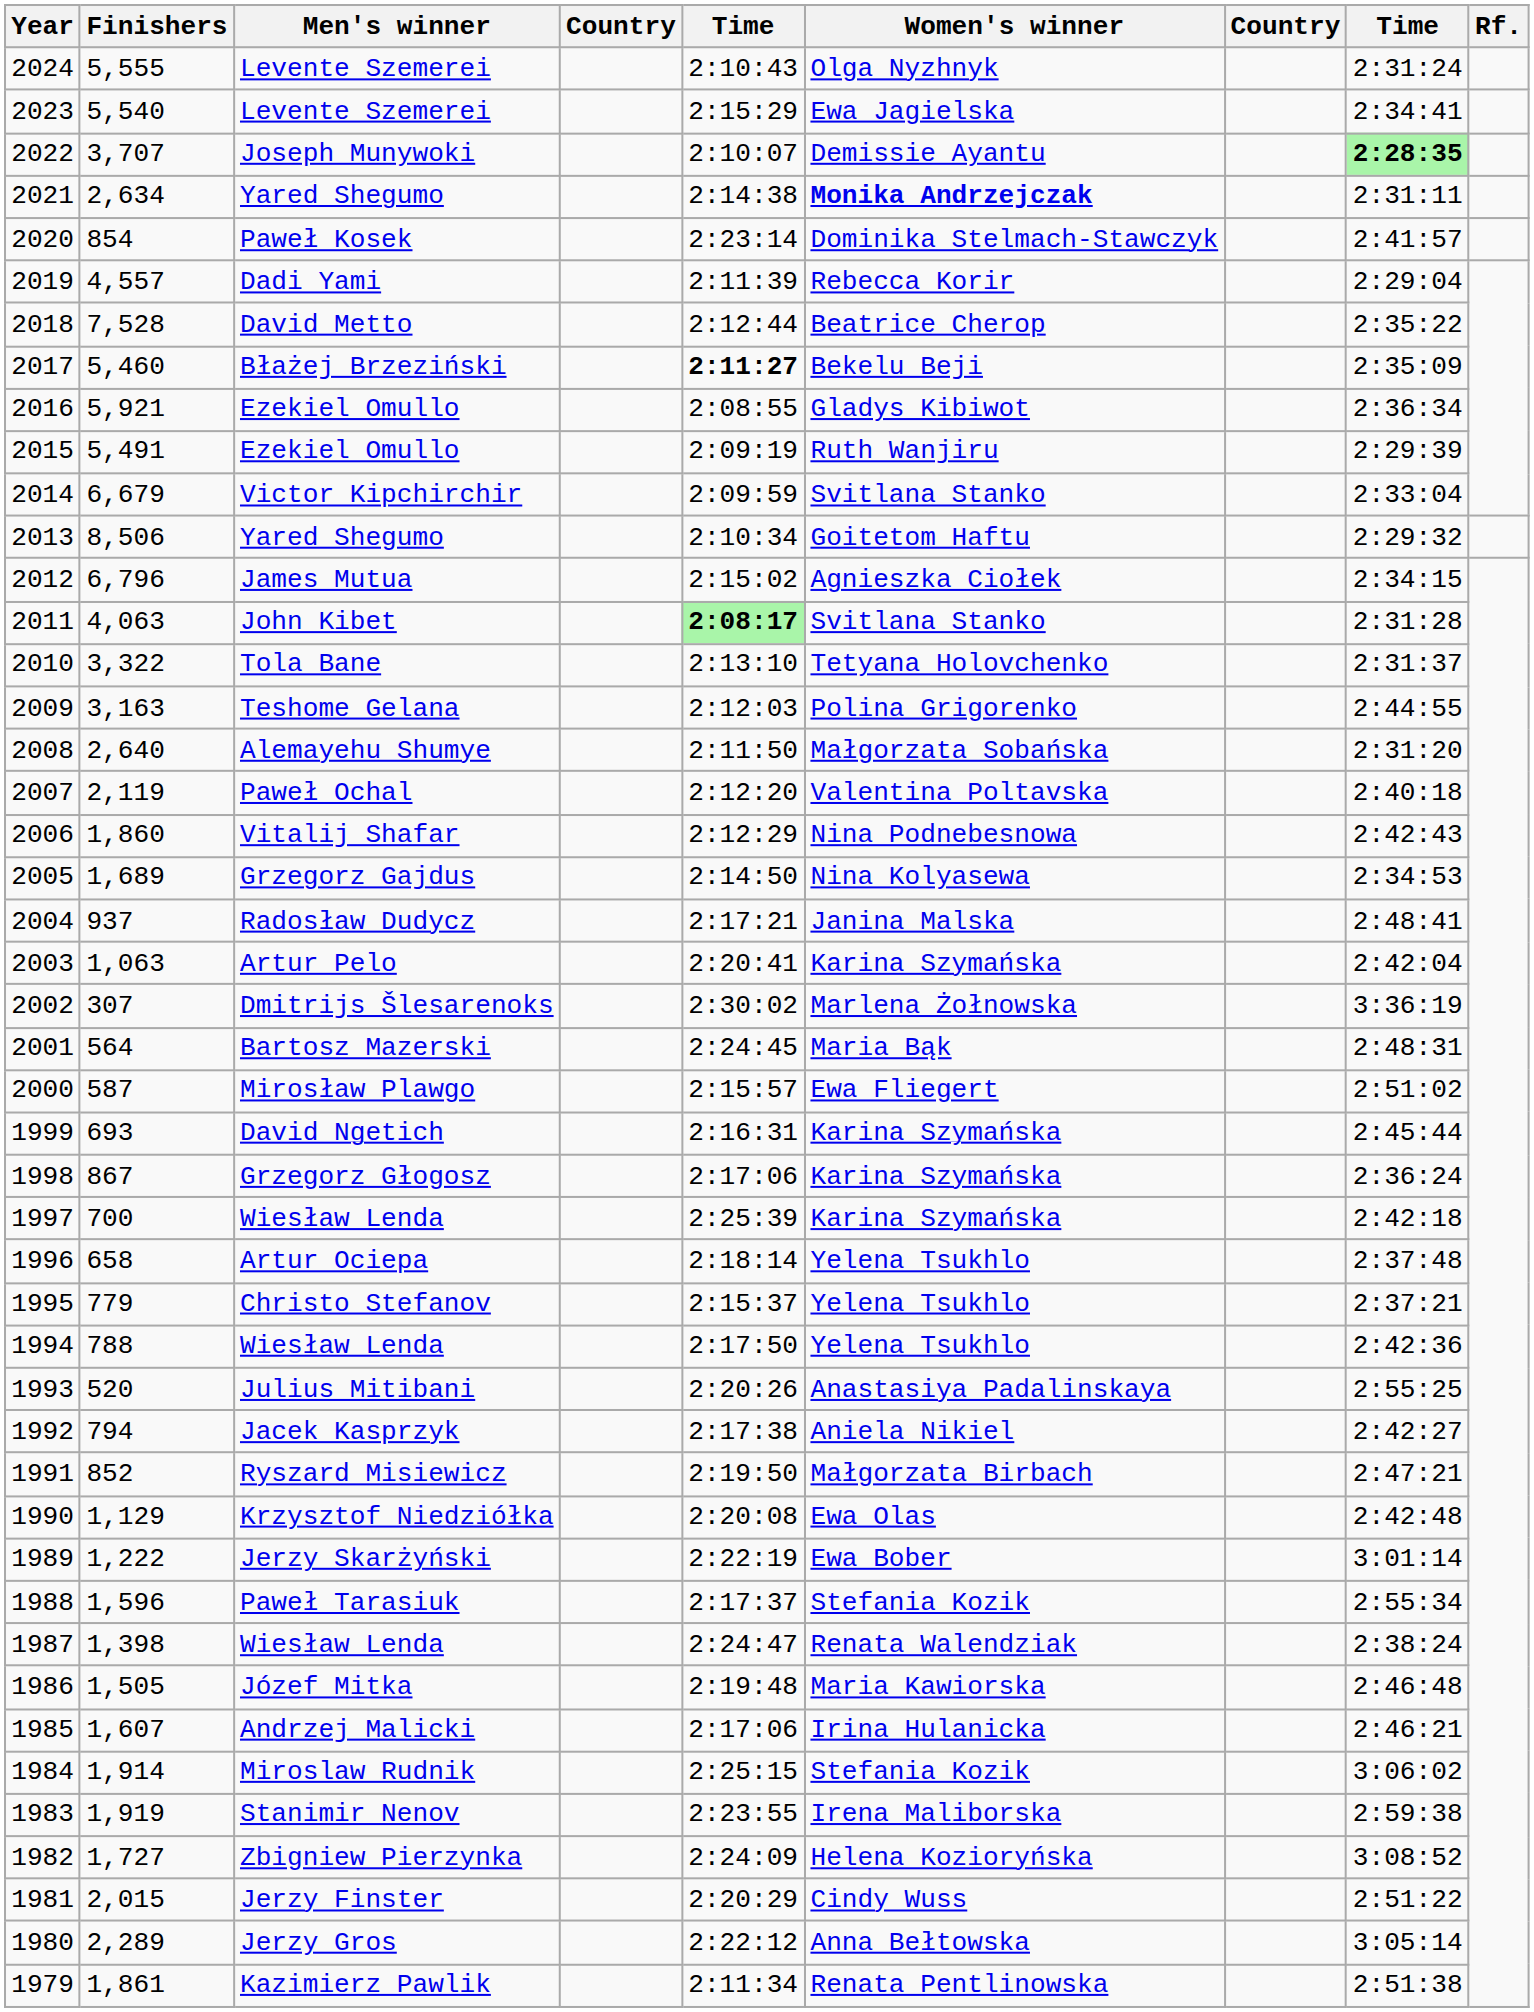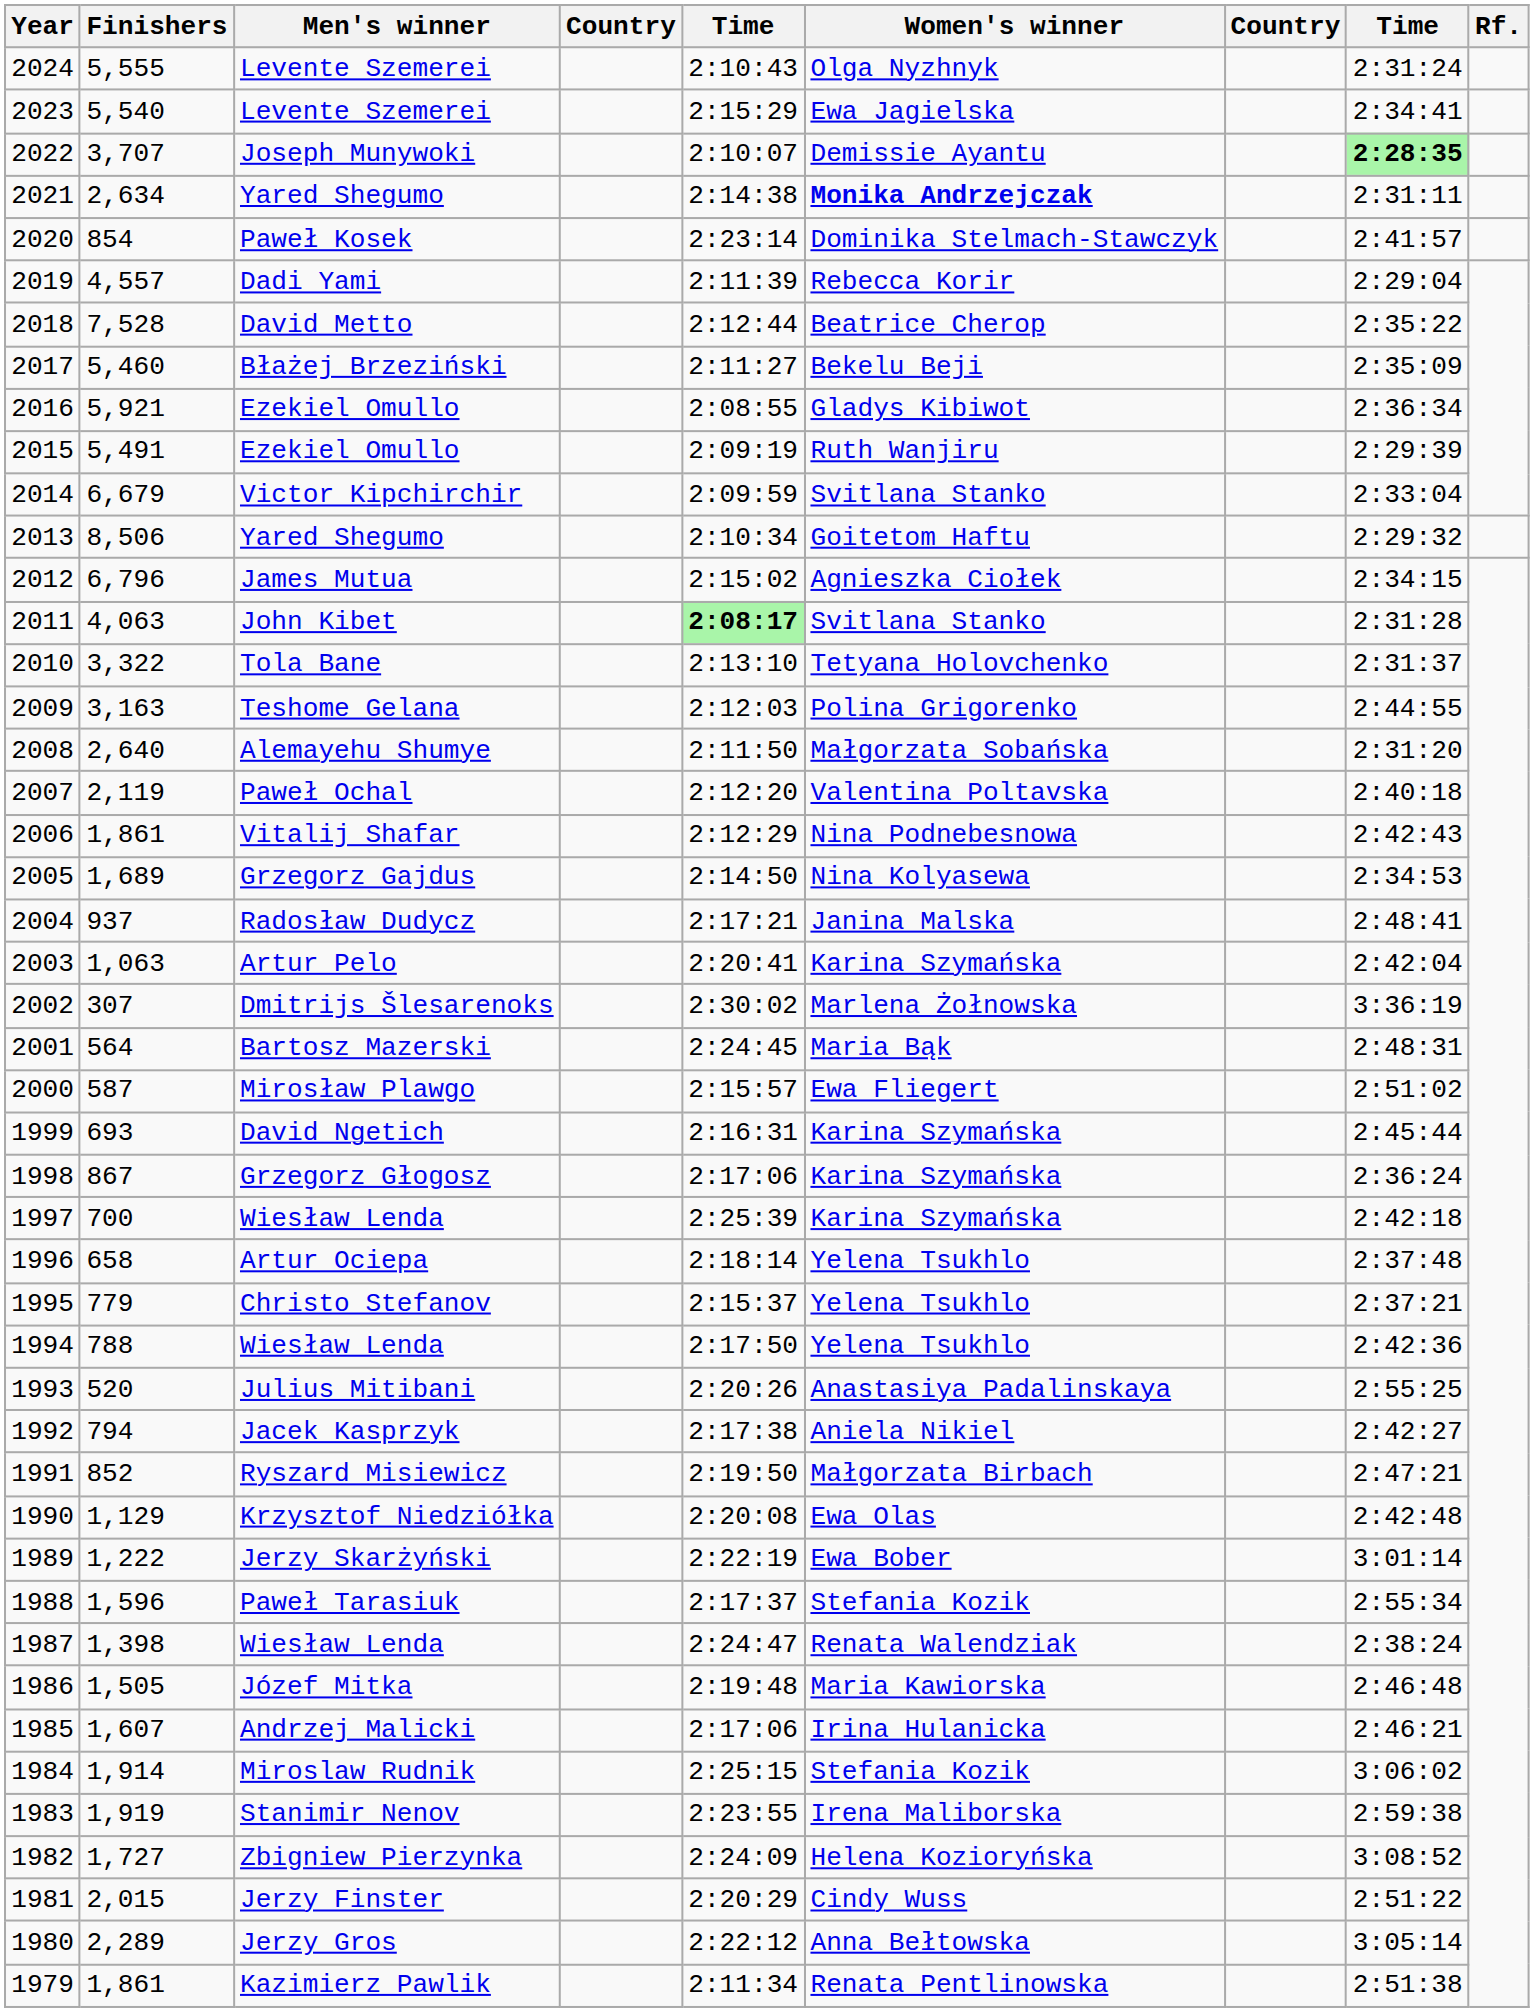(743, 367) bold -> (743, 367) normal
(126, 835) 1,860 -> (126, 835) 1,861
